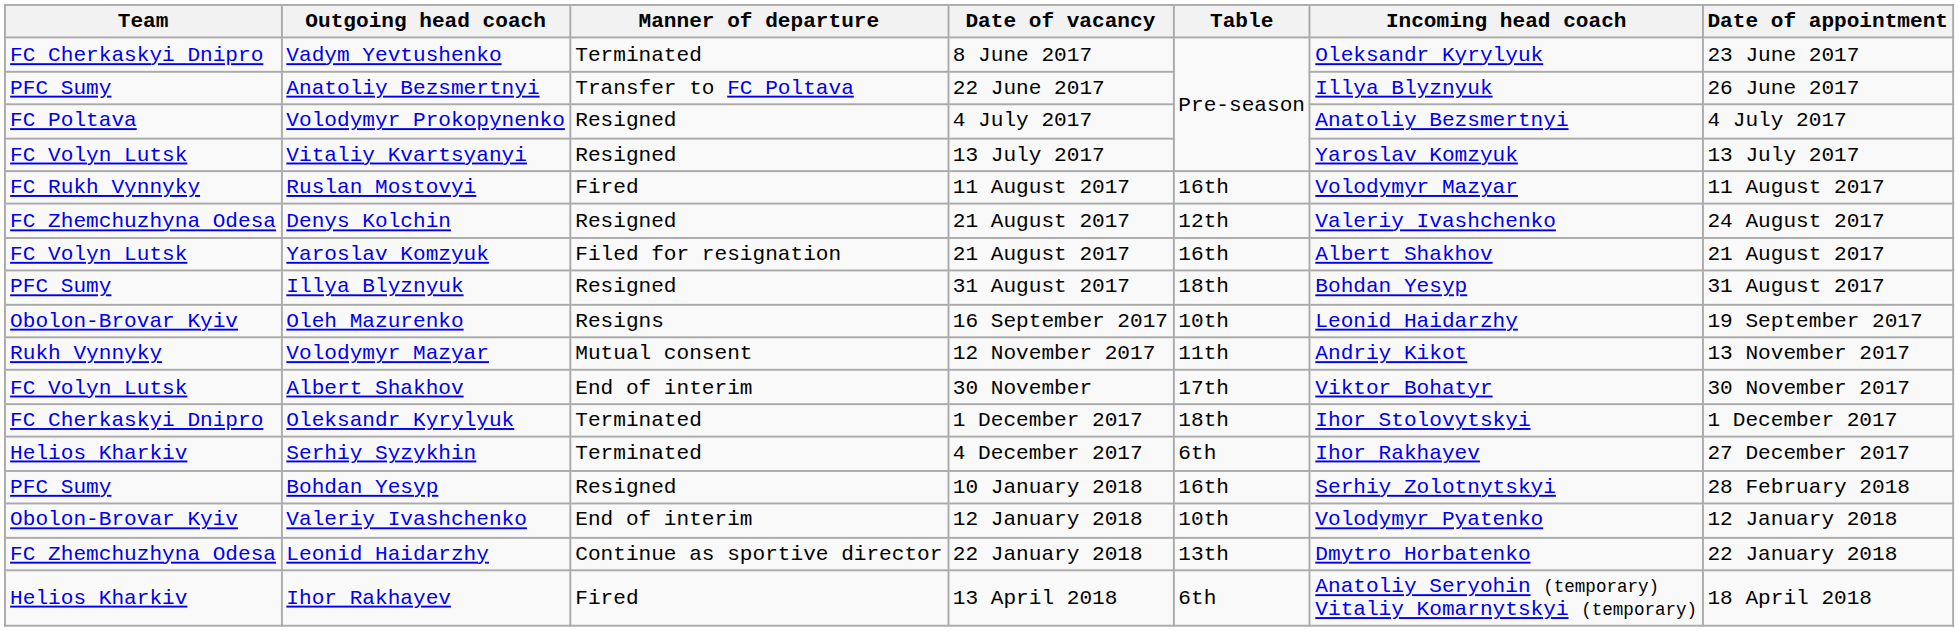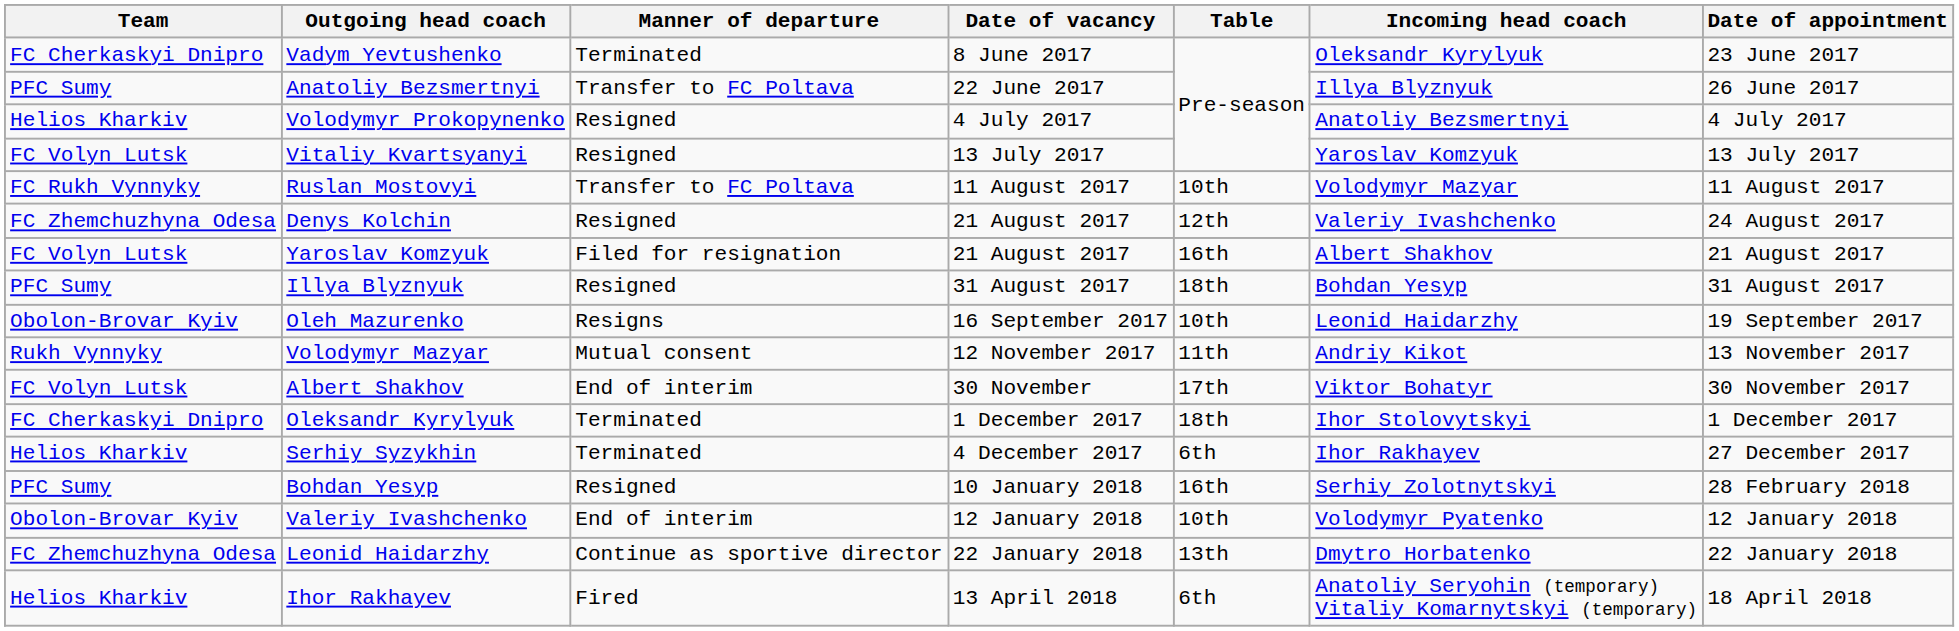(73, 121) FC Poltava -> (99, 121) Helios Kharkiv
(607, 188) Fired -> (715, 188) Transfer to FC Poltava
(1204, 188) 16th -> (1204, 188) 10th
